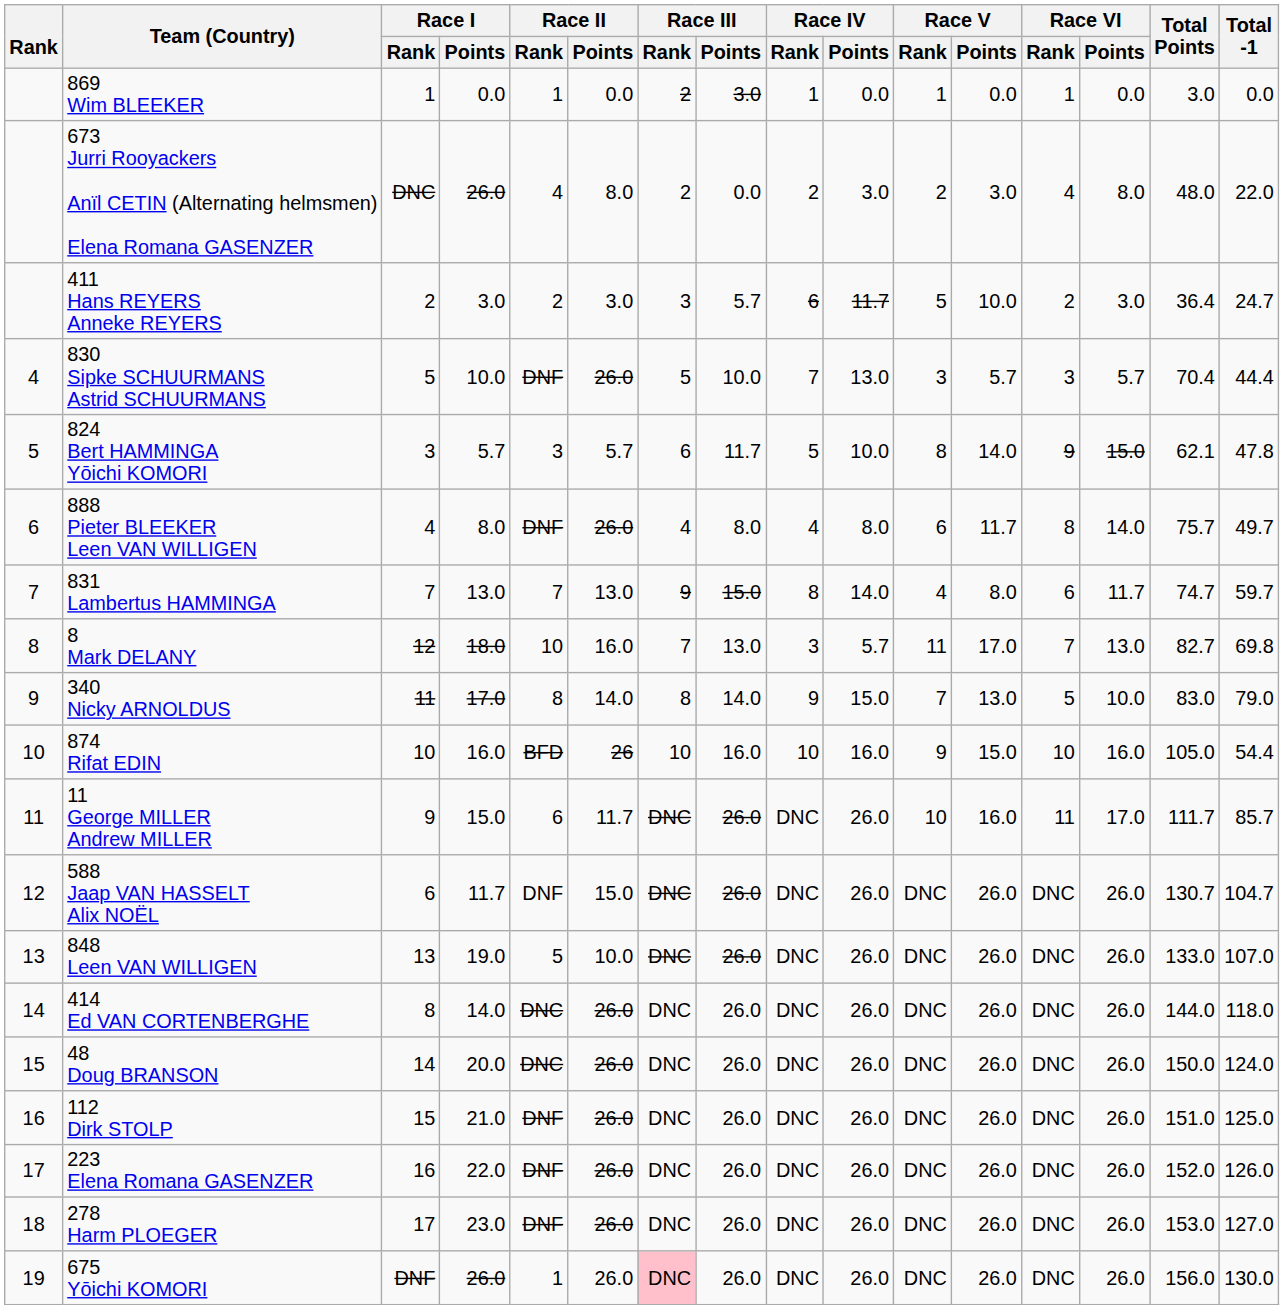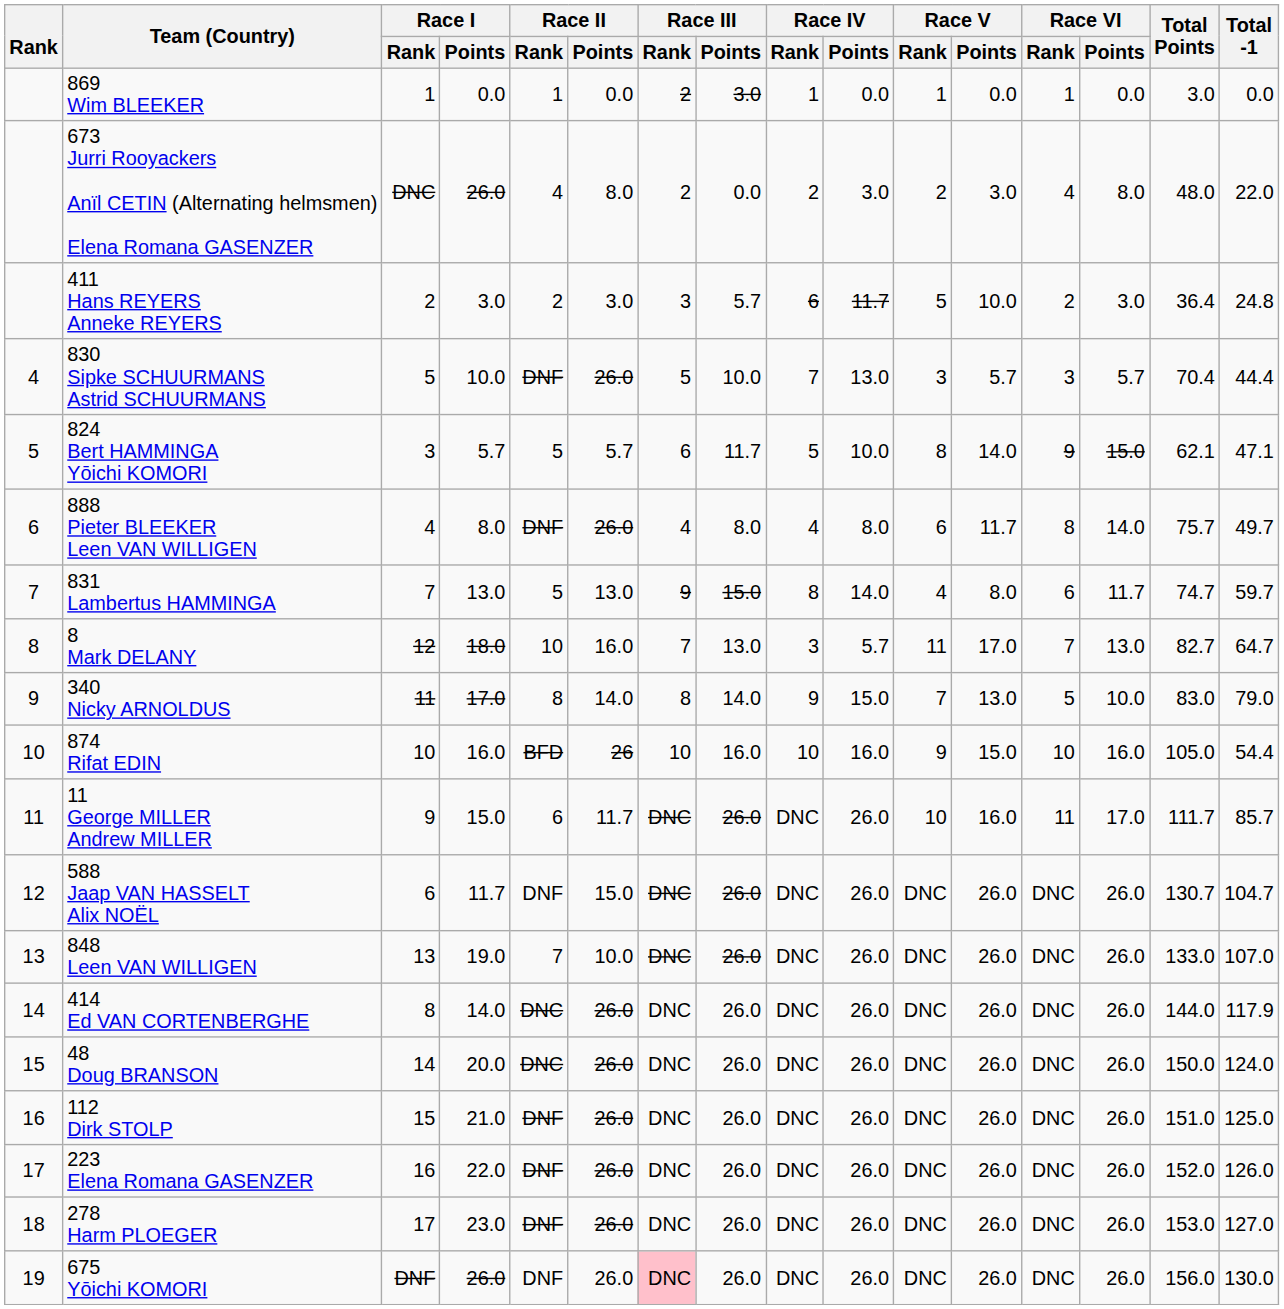(1255, 301) 24.7 -> (1255, 301) 24.8
(558, 452) 3 -> (558, 452) 5
(1255, 452) 47.8 -> (1255, 452) 47.1
(558, 592) 7 -> (558, 592) 5
(1255, 646) 69.8 -> (1255, 646) 64.7
(558, 957) 5 -> (558, 957) 7
(1250, 1011) 118.0 -> (1250, 1011) 117.9
(558, 1278) 1 -> (543, 1278) DNF
